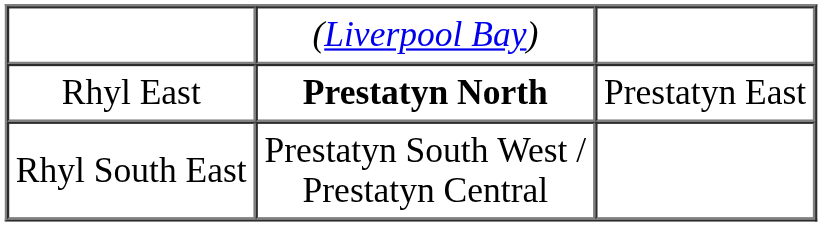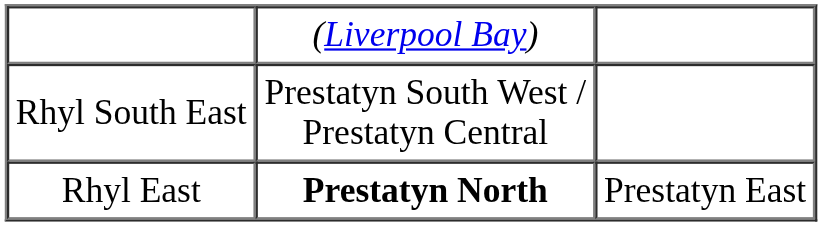rows swapped: (131, 92) <-> (131, 169)
